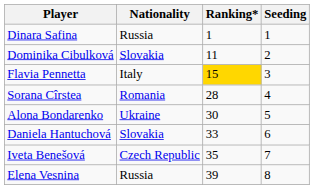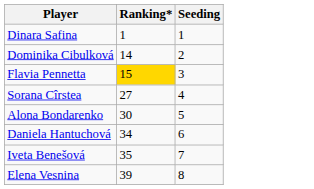- column: (160, 14)
(212, 54) 11 -> (126, 54) 14
(212, 94) 28 -> (126, 94) 27
(212, 134) 33 -> (126, 134) 34
